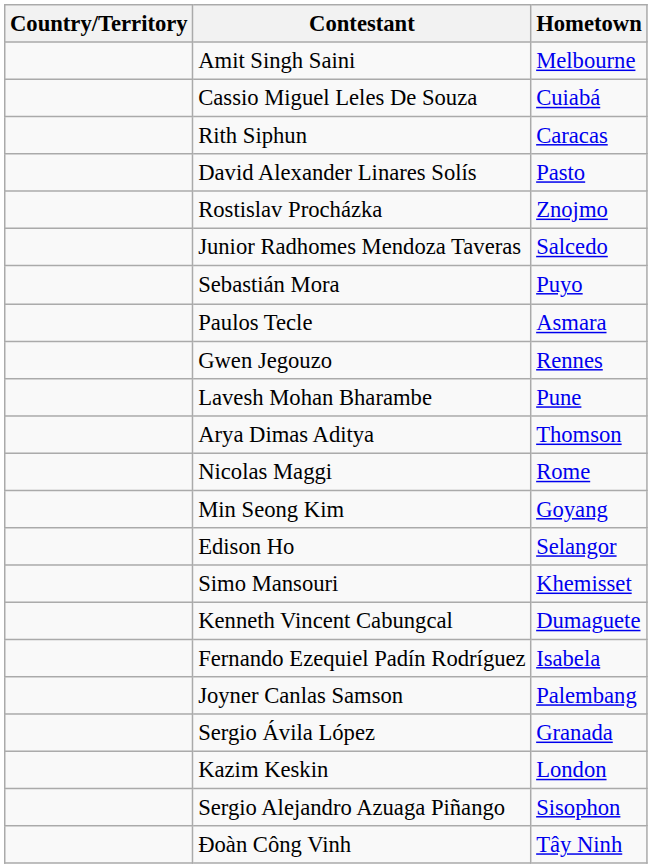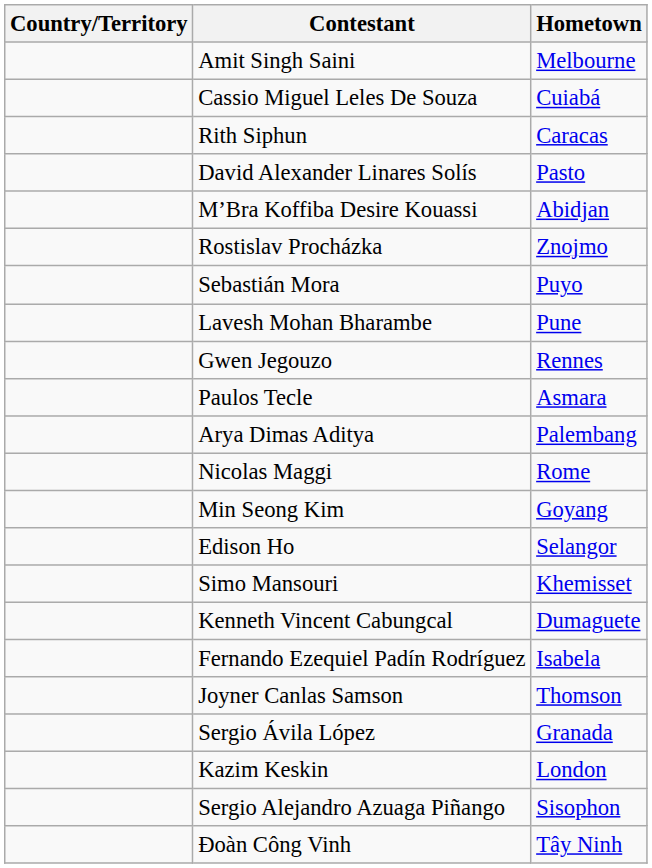+ row: (338, 210)
- row: (360, 247)
rows swapped: (255, 322) <-> (315, 396)
(579, 434) Thomson -> (586, 434) Palembang
(586, 695) Palembang -> (579, 695) Thomson
